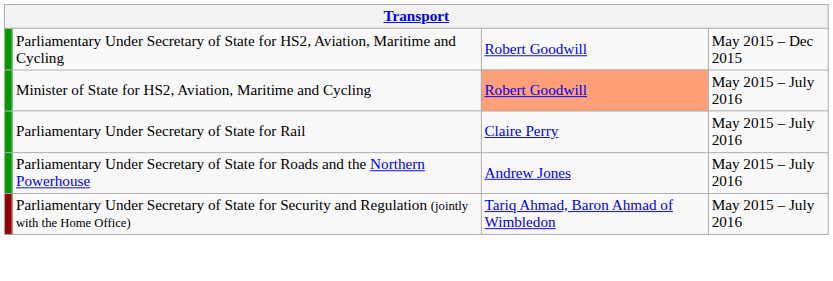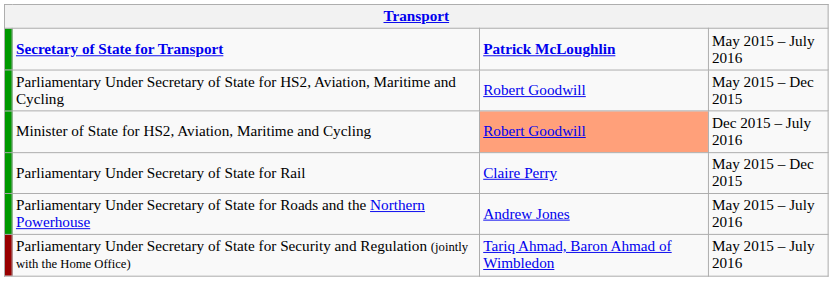+ row: (120, 49)
(763, 90) May 2015 – July 2016 -> (762, 131) Dec 2015 – July 2016
(763, 131) May 2015 – July 2016 -> (763, 172) May 2015 – Dec 2015
